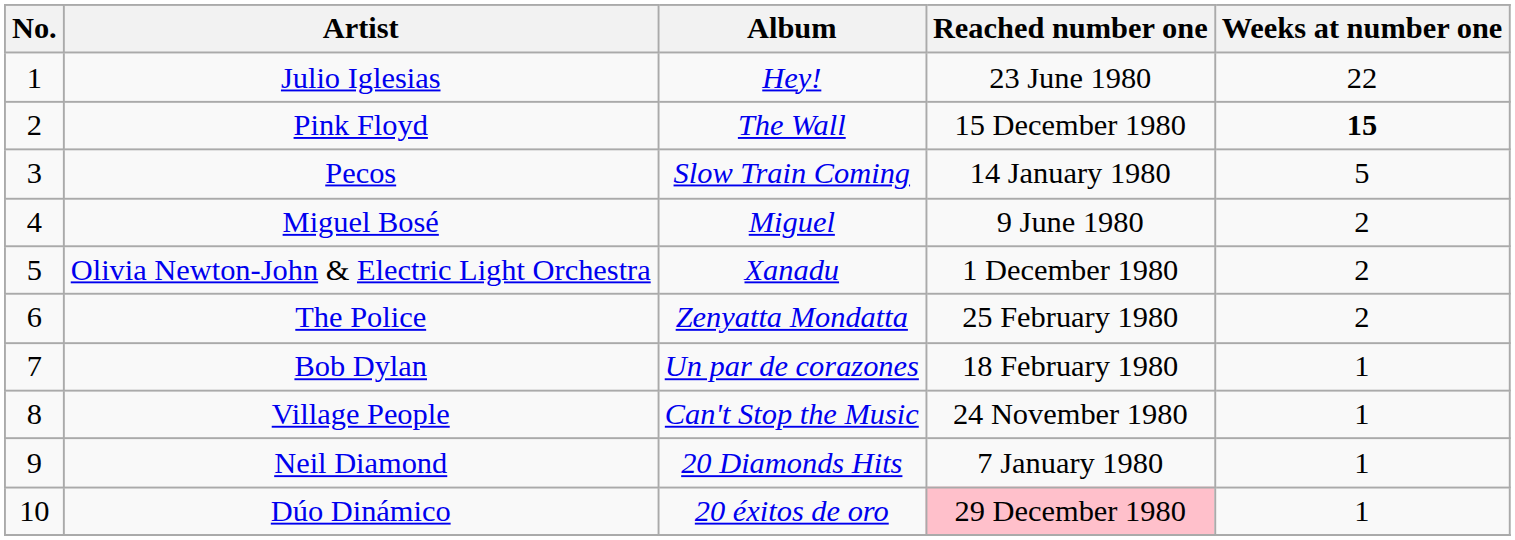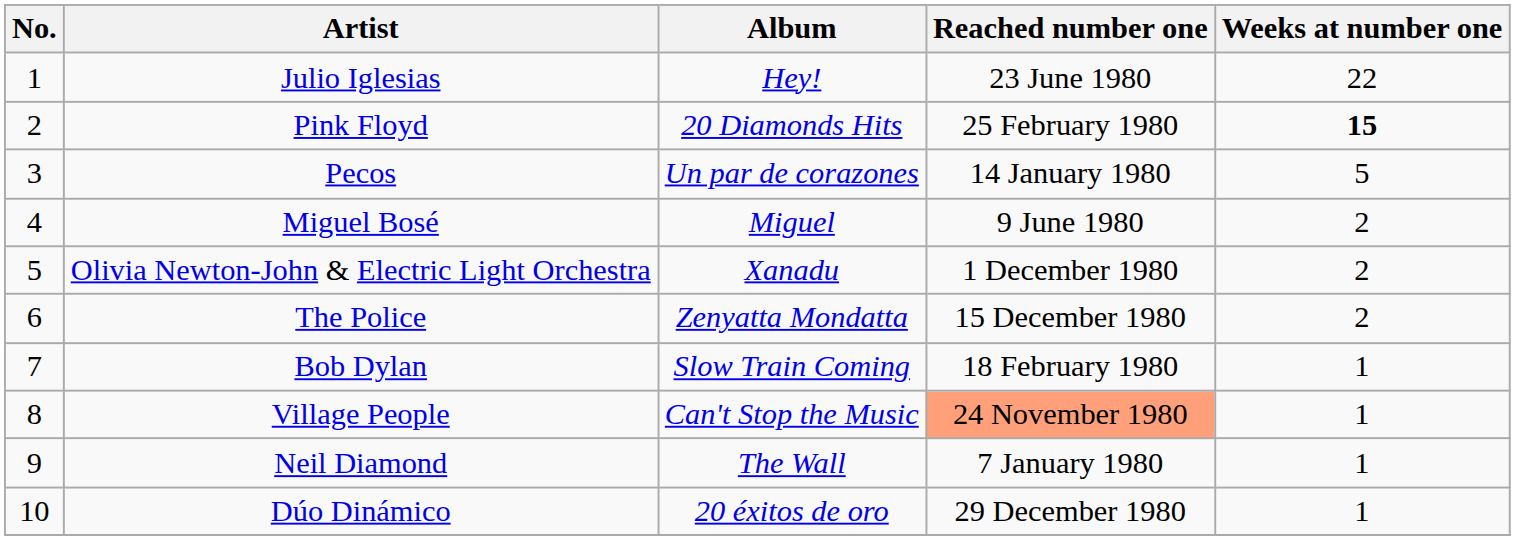(792, 125) The Wall -> (792, 125) 20 Diamonds Hits
(1070, 125) 15 December 1980 -> (1070, 125) 25 February 1980
(792, 173) Slow Train Coming -> (792, 173) Un par de corazones
(1070, 317) 25 February 1980 -> (1070, 317) 15 December 1980
(792, 366) Un par de corazones -> (792, 366) Slow Train Coming
(1070, 414) no background -> (1070, 414) lightsalmon background
(792, 462) 20 Diamonds Hits -> (792, 462) The Wall
(1070, 510) pink background -> (1070, 510) no background
